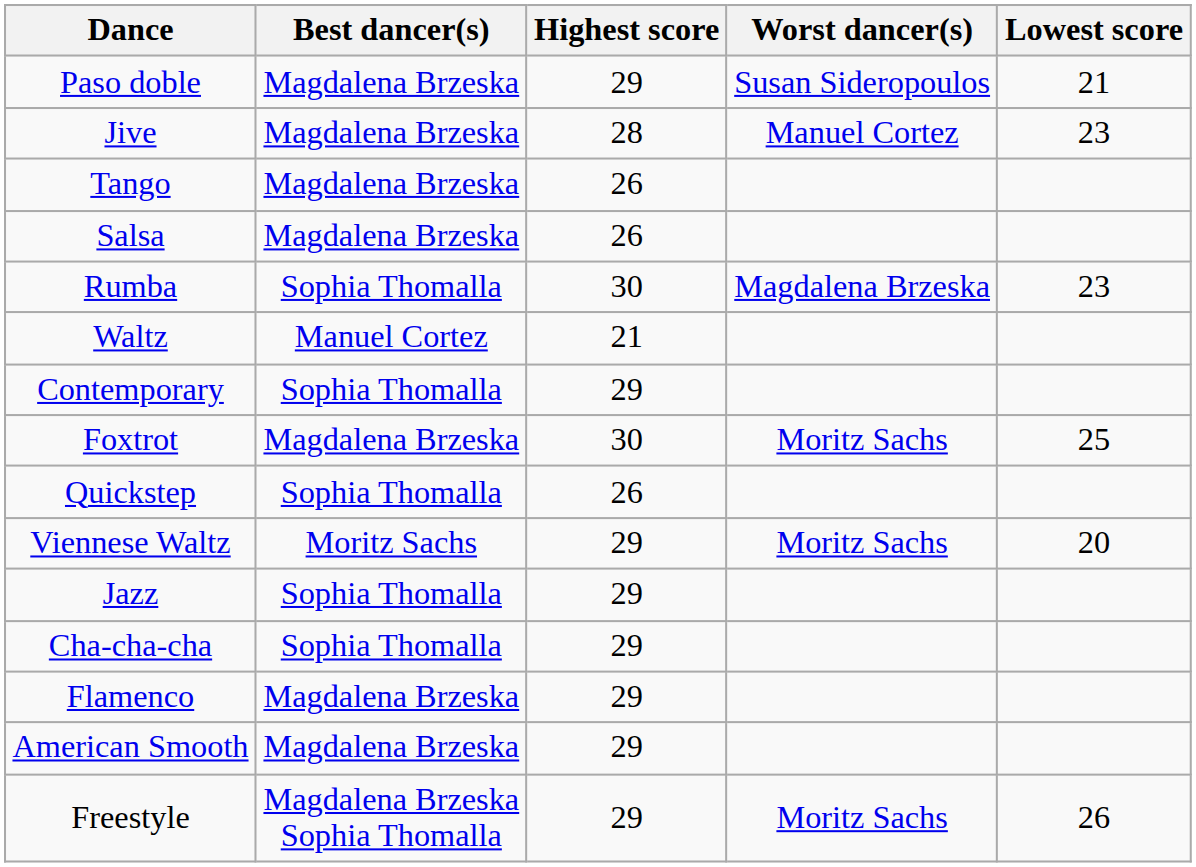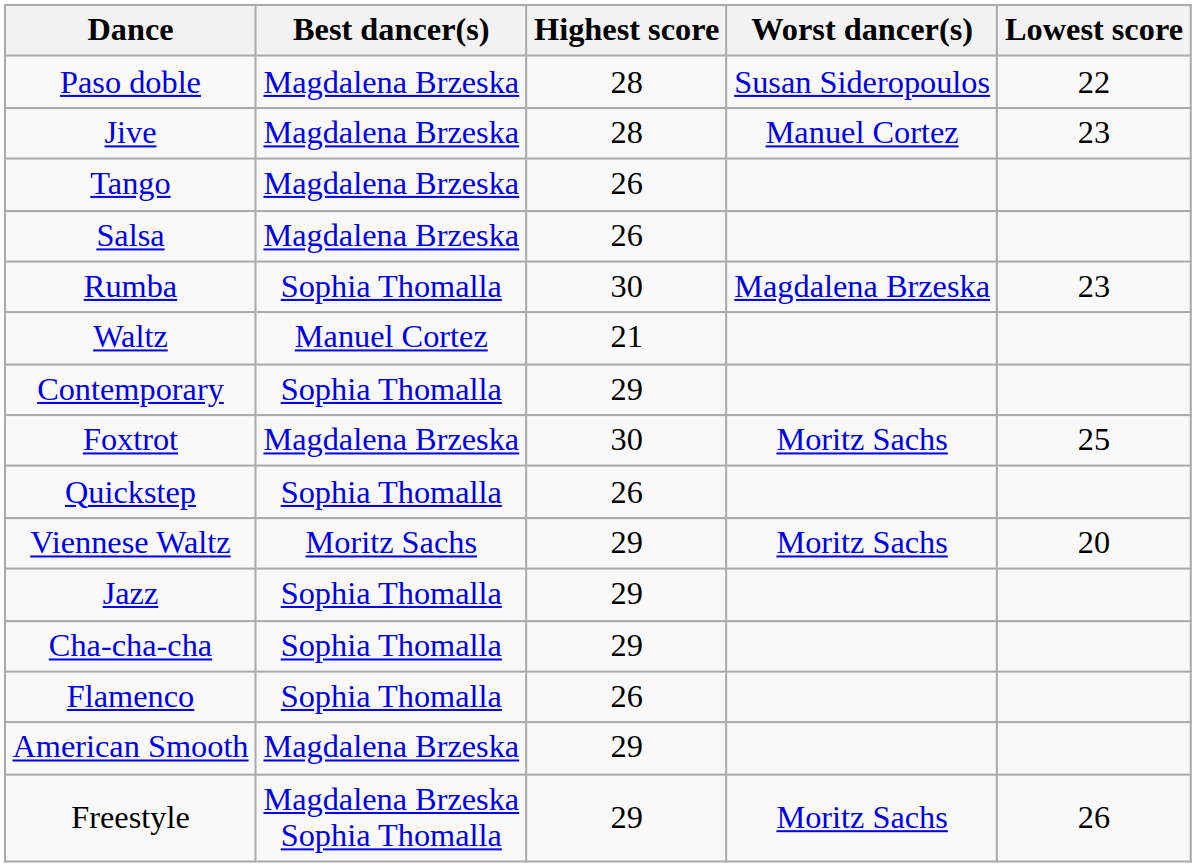(627, 81) 29 -> (627, 81) 28
(1094, 81) 21 -> (1094, 81) 22
(391, 696) Magdalena Brzeska -> (391, 696) Sophia Thomalla
(627, 696) 29 -> (627, 696) 26
